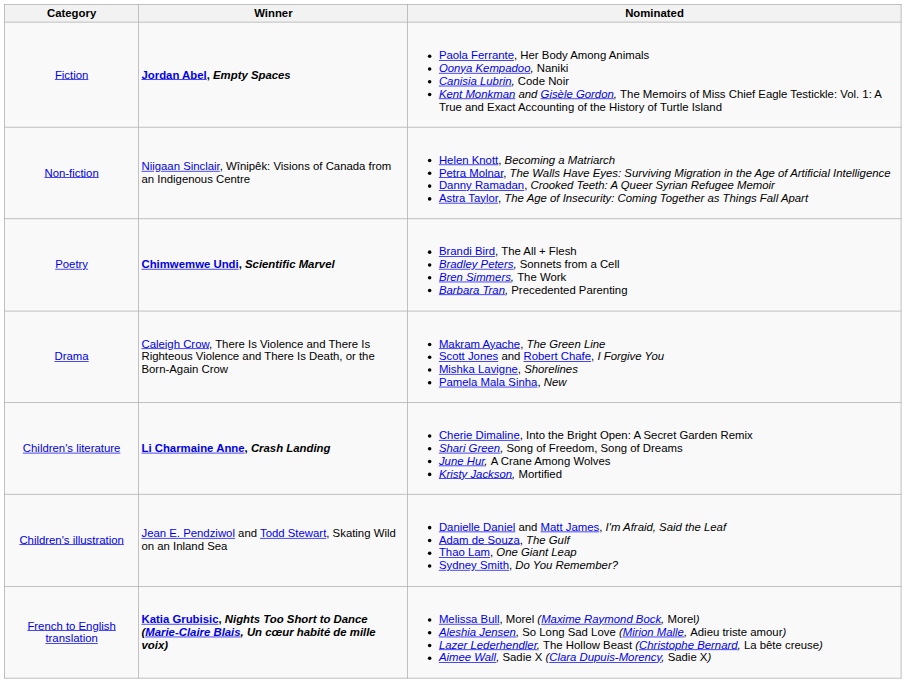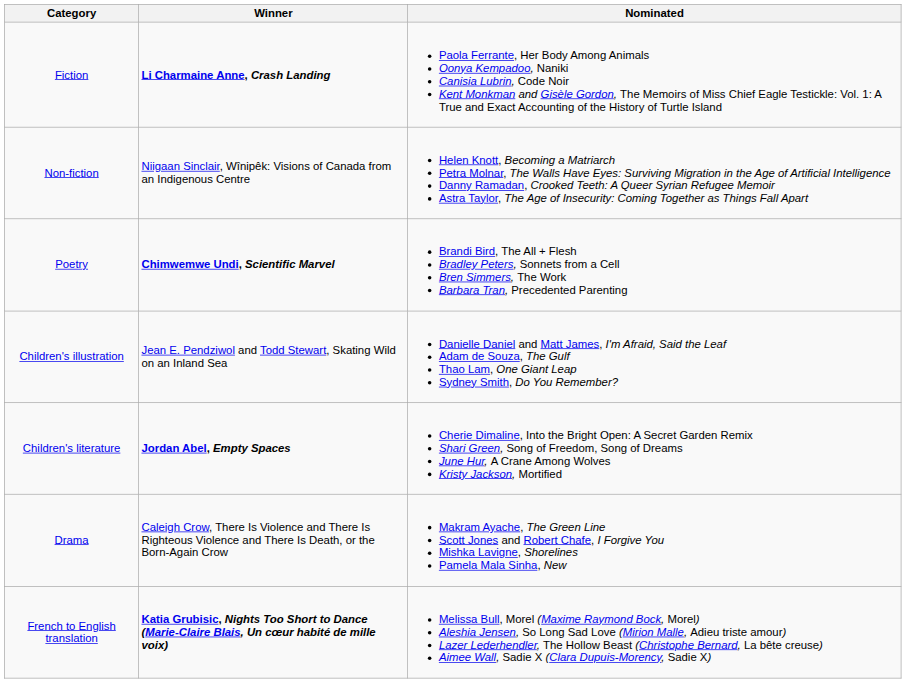(216, 74) Jordan Abel, Empty Spaces -> (236, 74) Li Charmaine Anne, Crash Landing
rows swapped: (72, 356) <-> (72, 540)
(236, 448) Li Charmaine Anne, Crash Landing -> (216, 448) Jordan Abel, Empty Spaces
